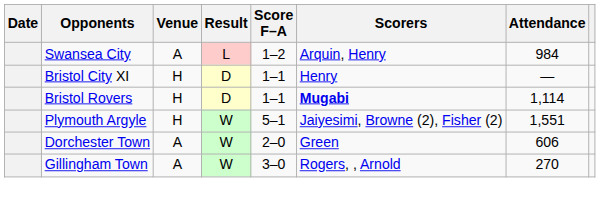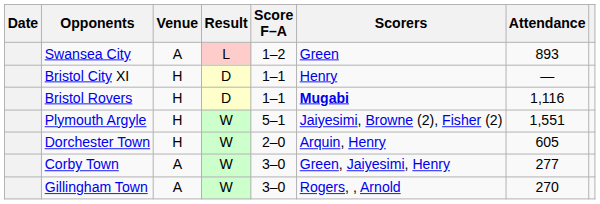(343, 53) Arquin, Henry -> (319, 53) Green
(547, 53) 984 -> (547, 53) 893
(547, 98) 1,114 -> (547, 98) 1,116
(177, 143) A -> (177, 143) H
(319, 143) Green -> (343, 143) Arquin, Henry
(547, 143) 606 -> (547, 143) 605
+ row: (82, 165)
